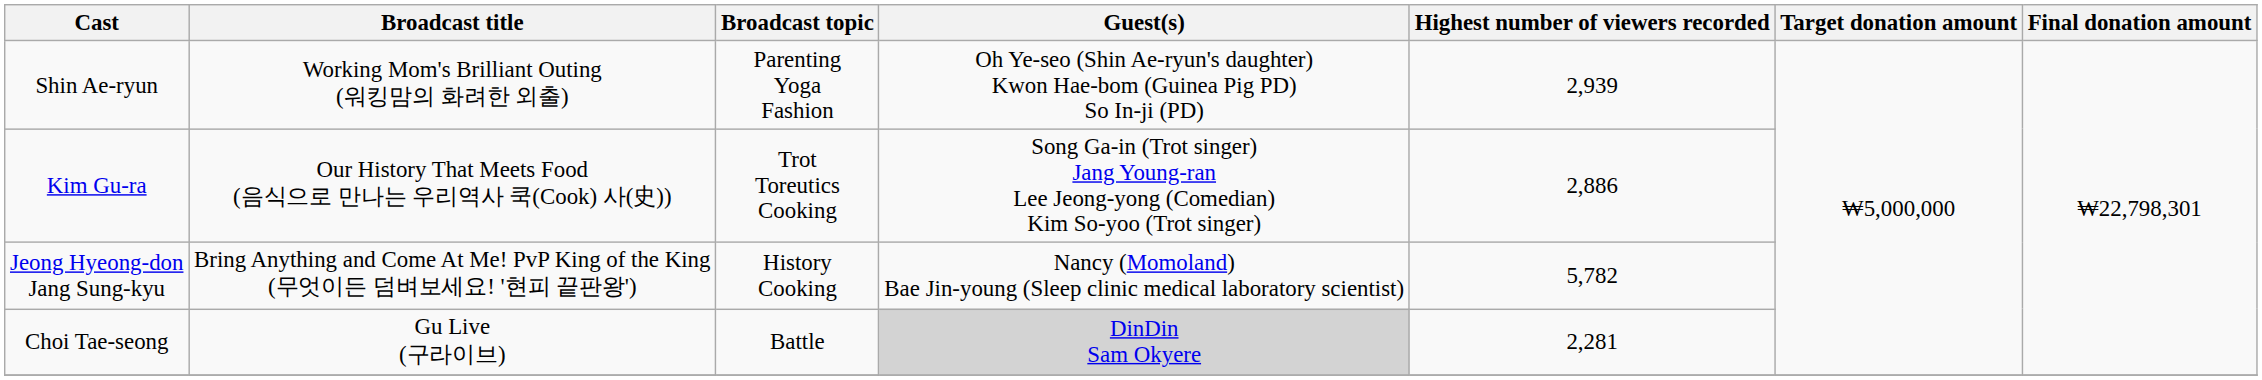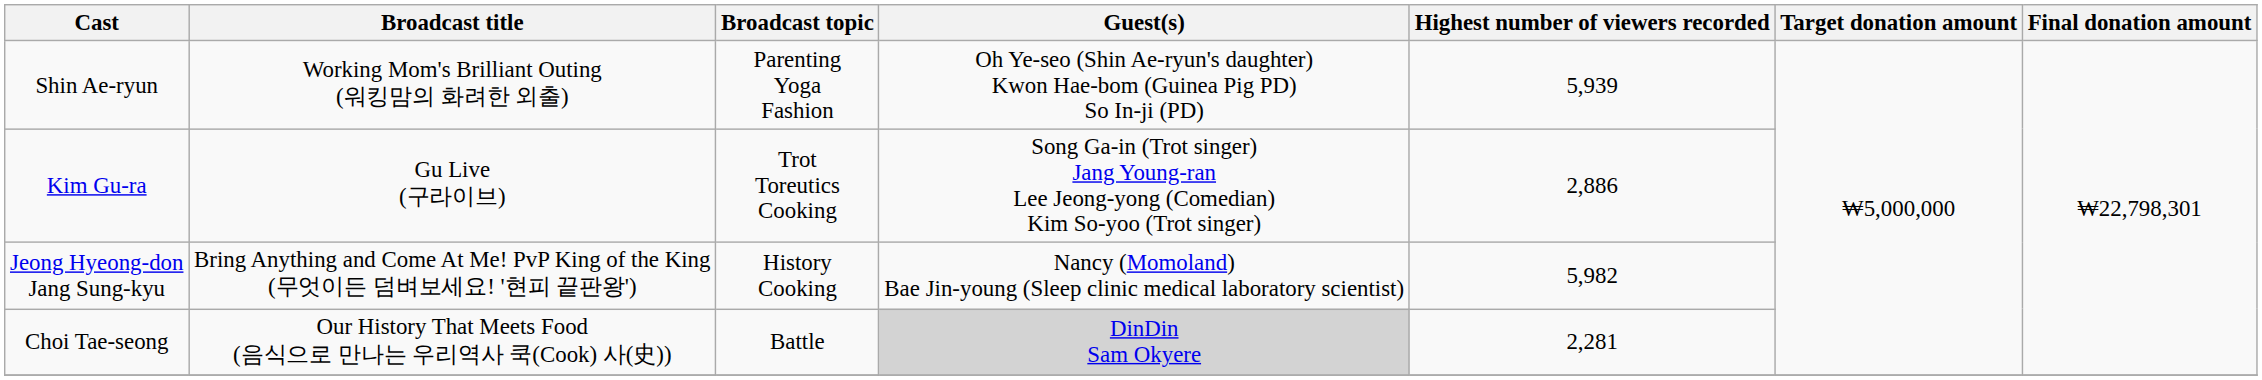(1592, 84) 2,939 -> (1592, 84) 5,939
(452, 183) Our History That Meets Food (음식으로 만나는 우리역사 쿡(Cook) 사(史)) -> (452, 183) Gu Live (구라이브)
(1592, 275) 5,782 -> (1592, 275) 5,982
(452, 340) Gu Live (구라이브) -> (452, 340) Our History That Meets Food (음식으로 만나는 우리역사 쿡(Cook) 사(史))
